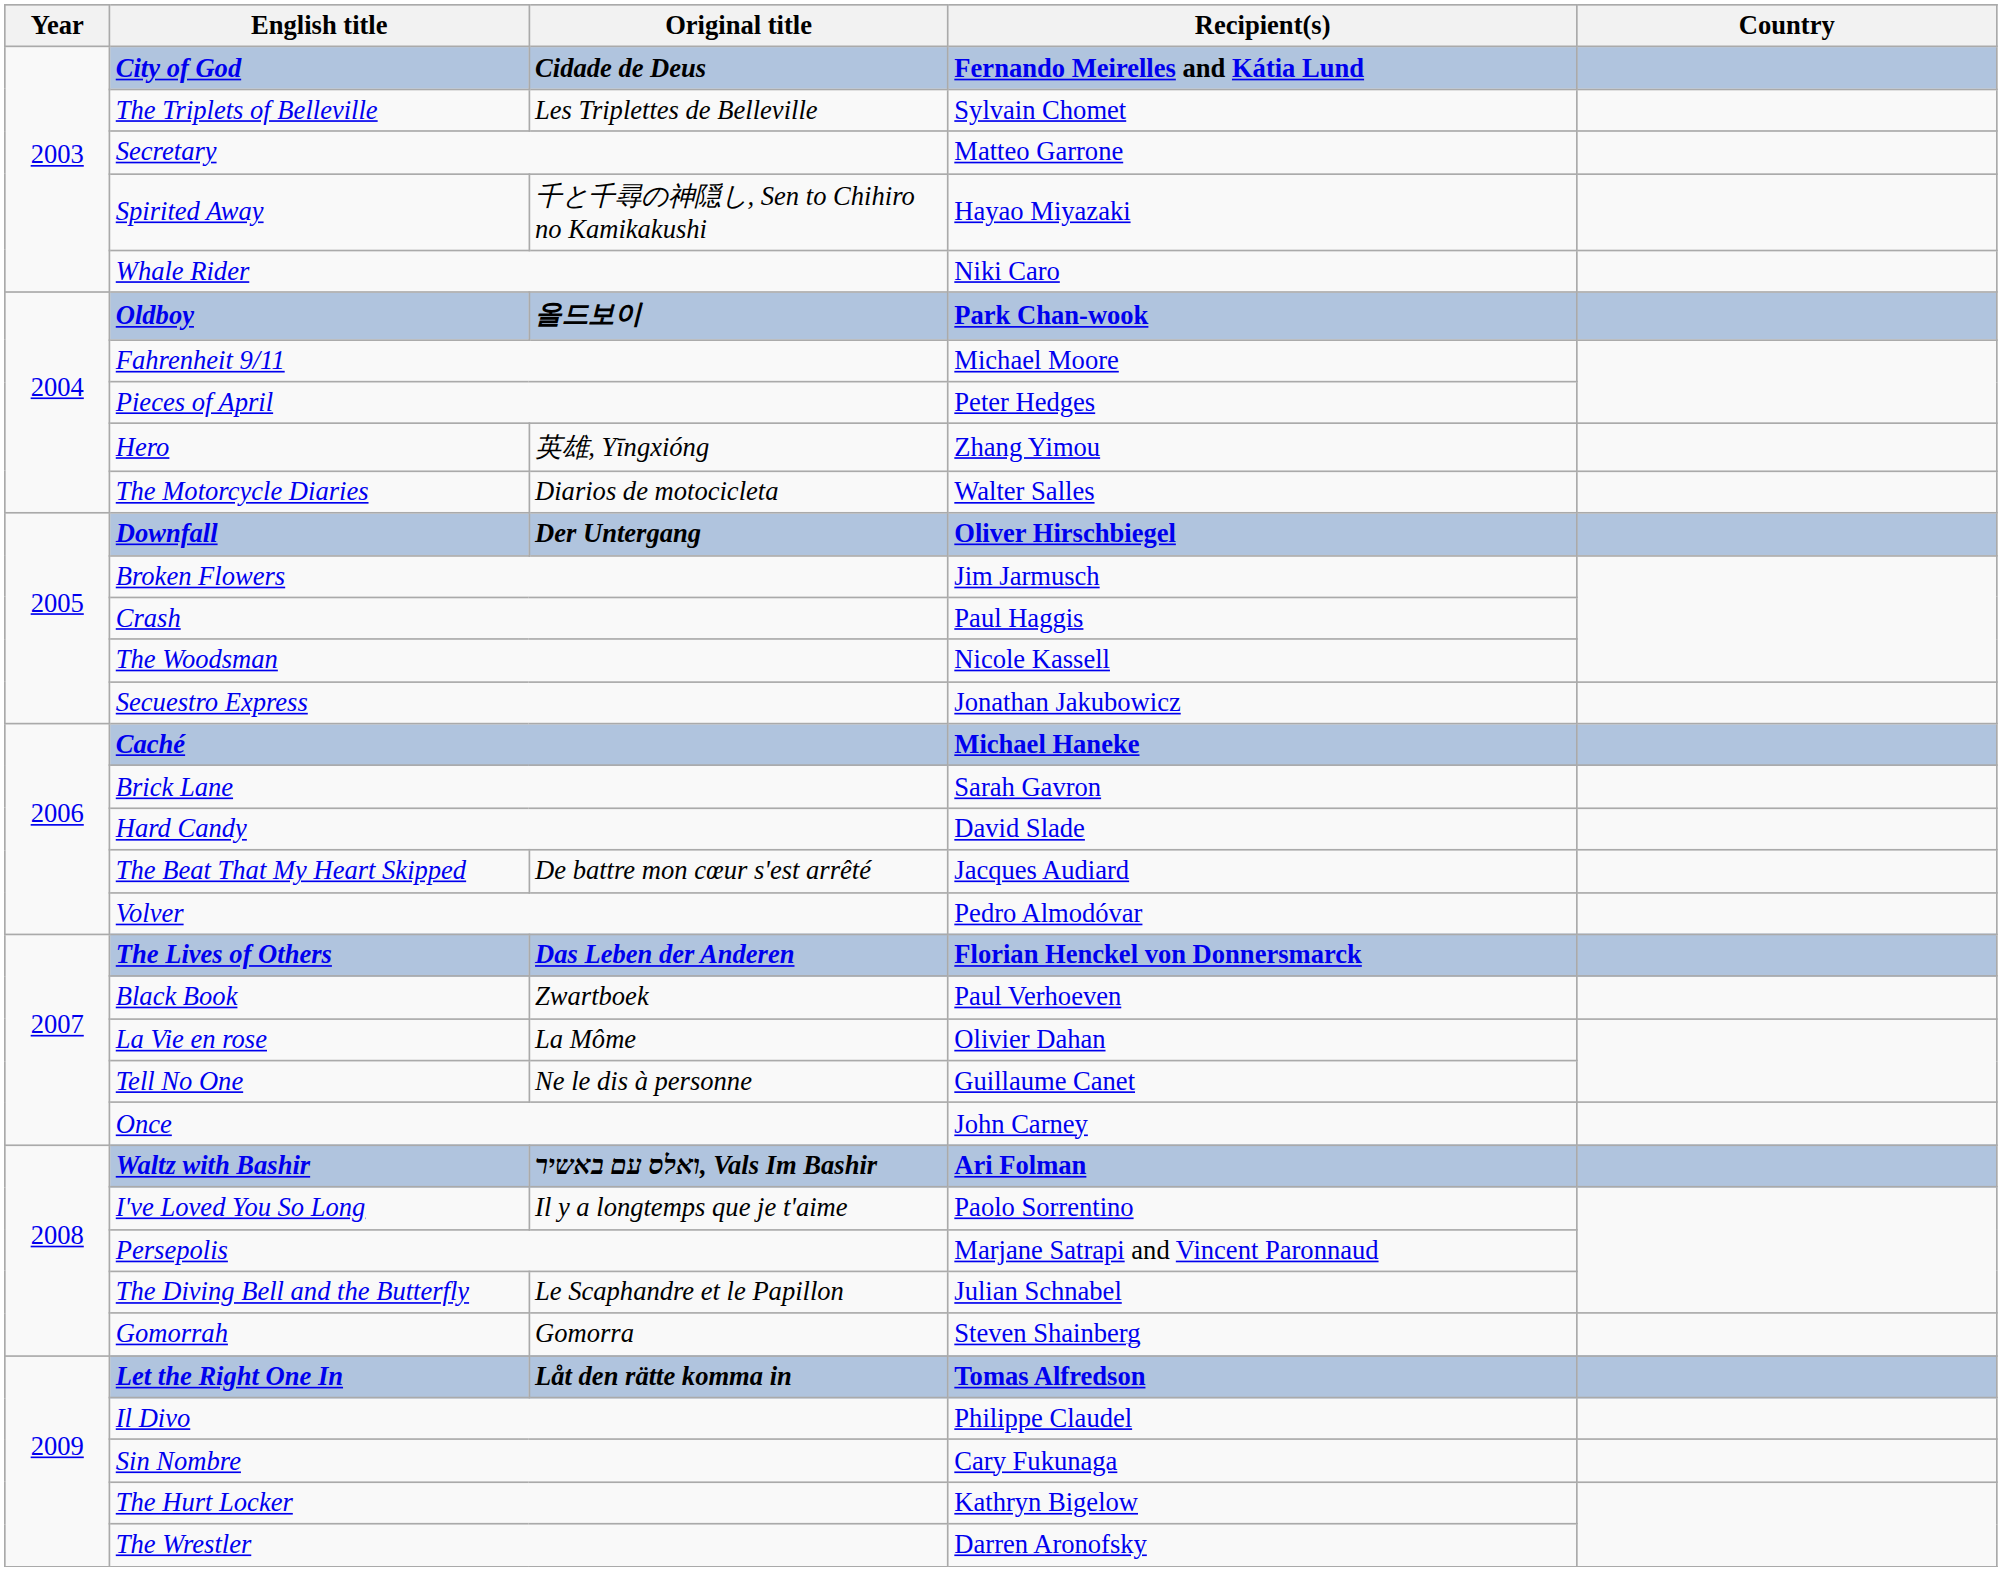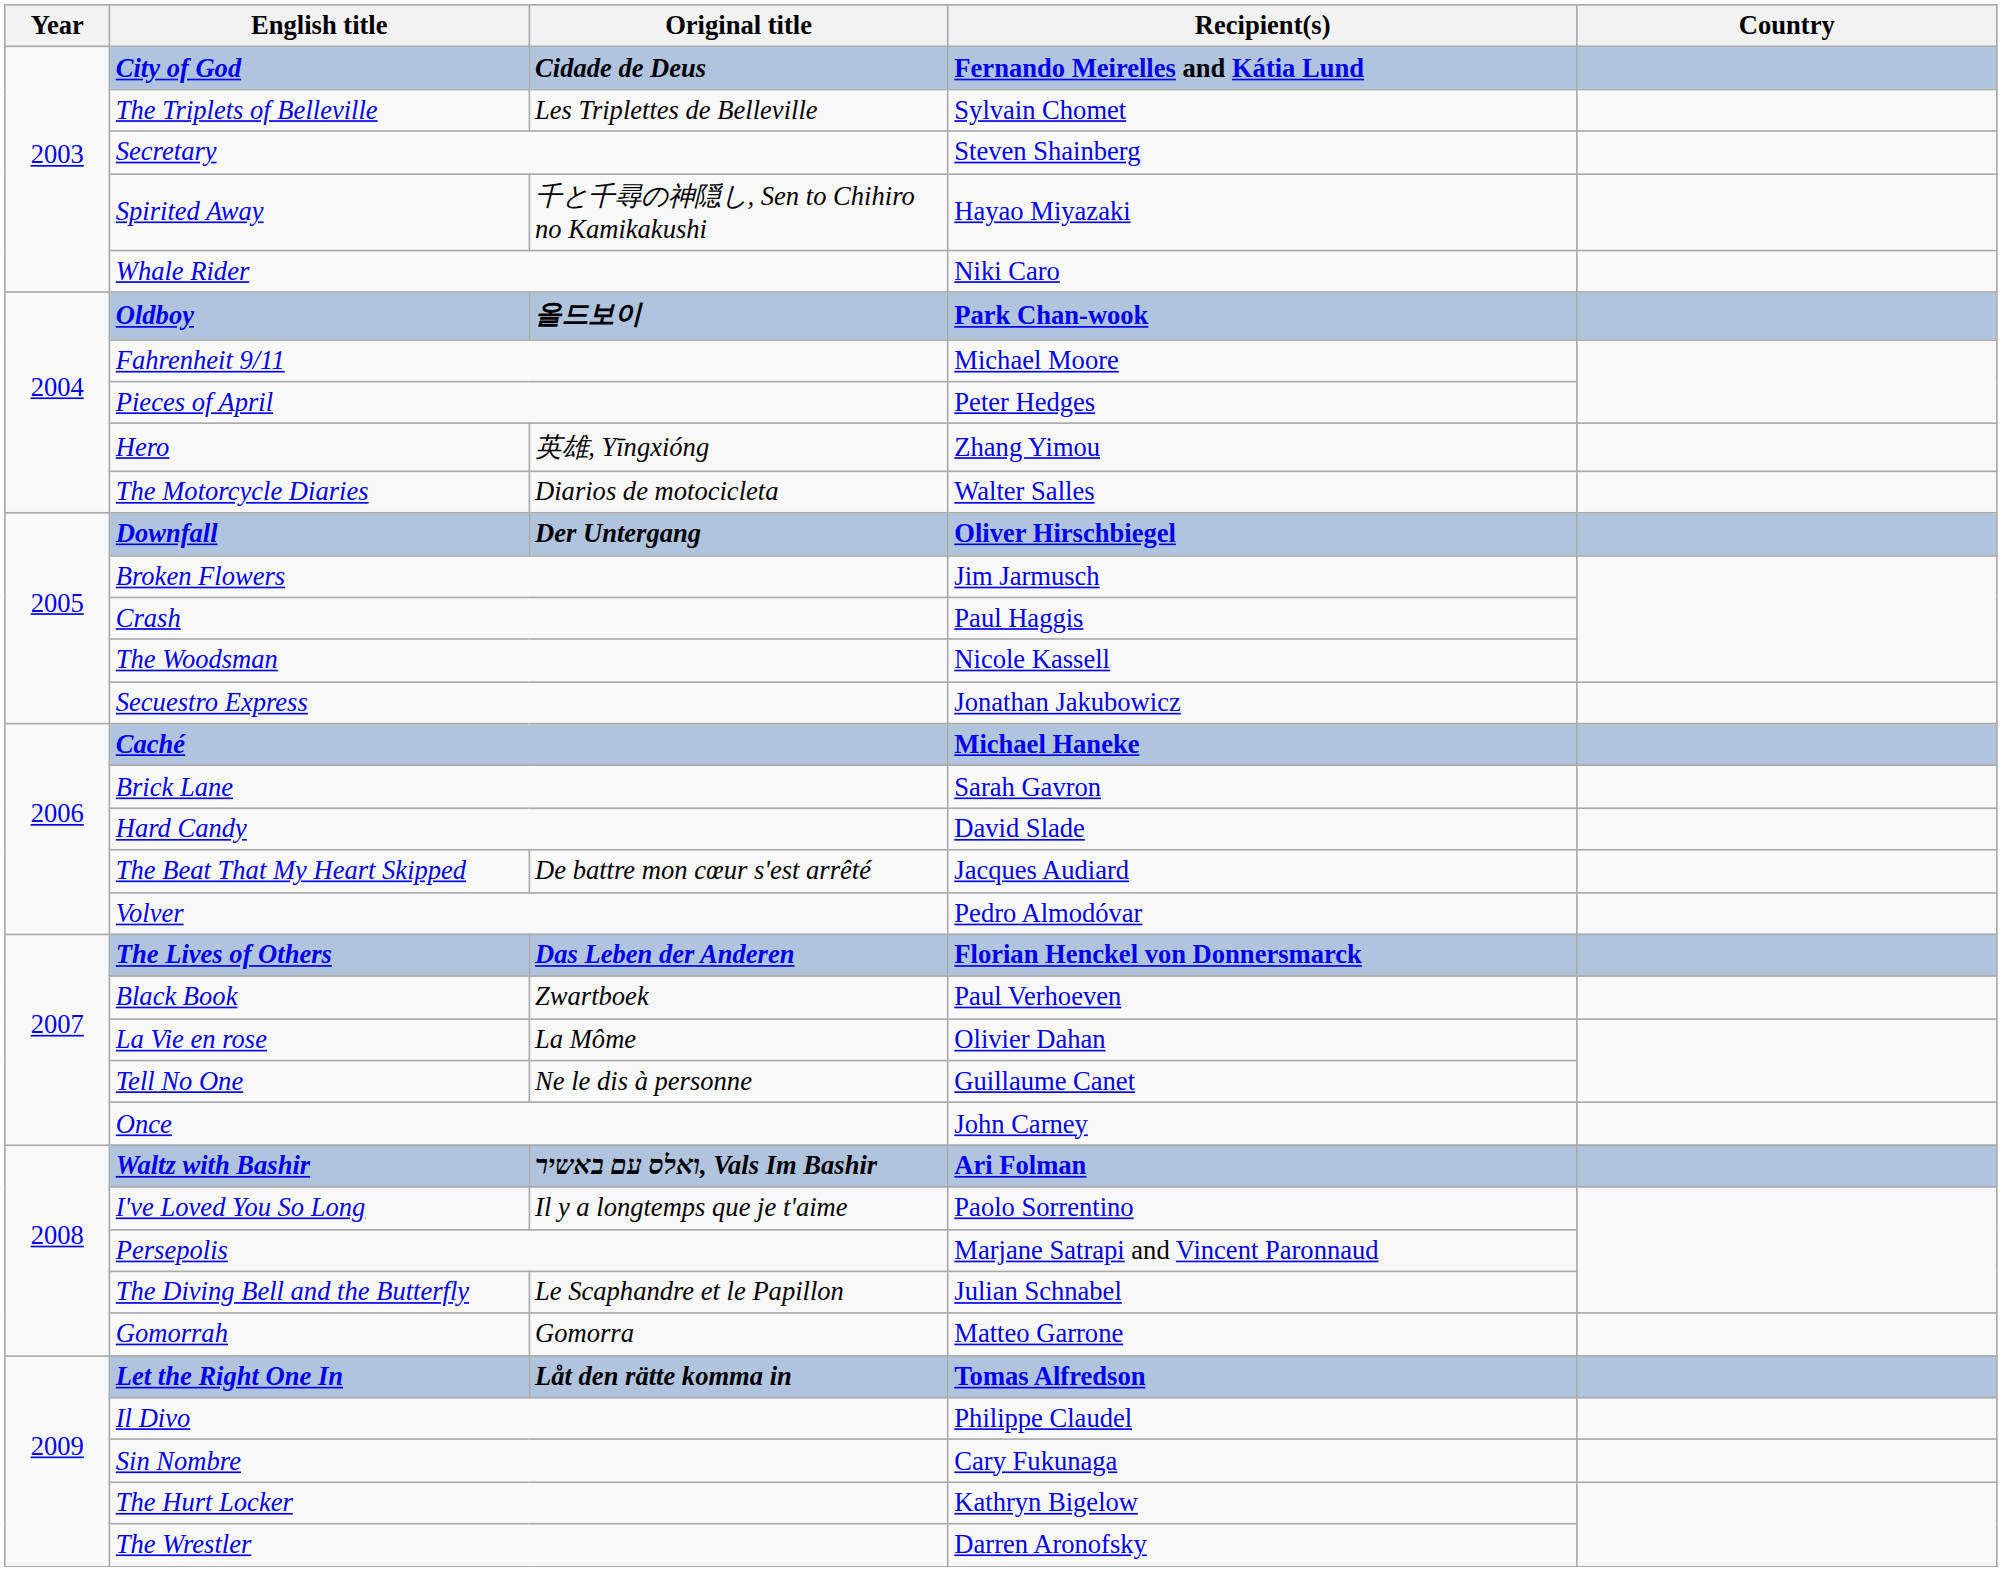(1039, 151) Matteo Garrone -> (1047, 151) Steven Shainberg
(1047, 1334) Steven Shainberg -> (1039, 1334) Matteo Garrone
